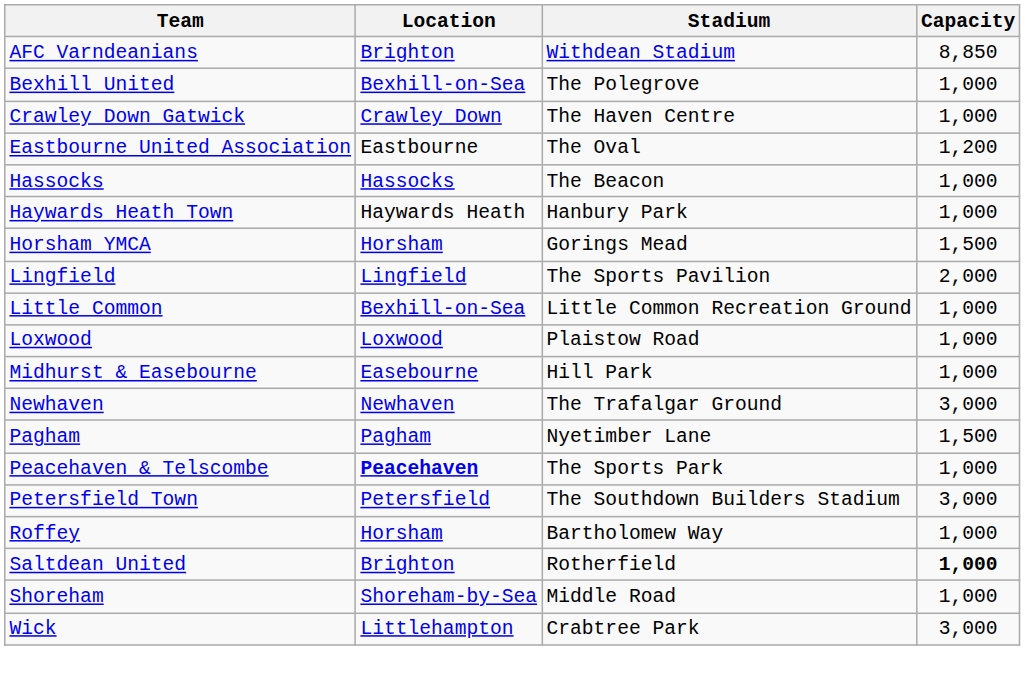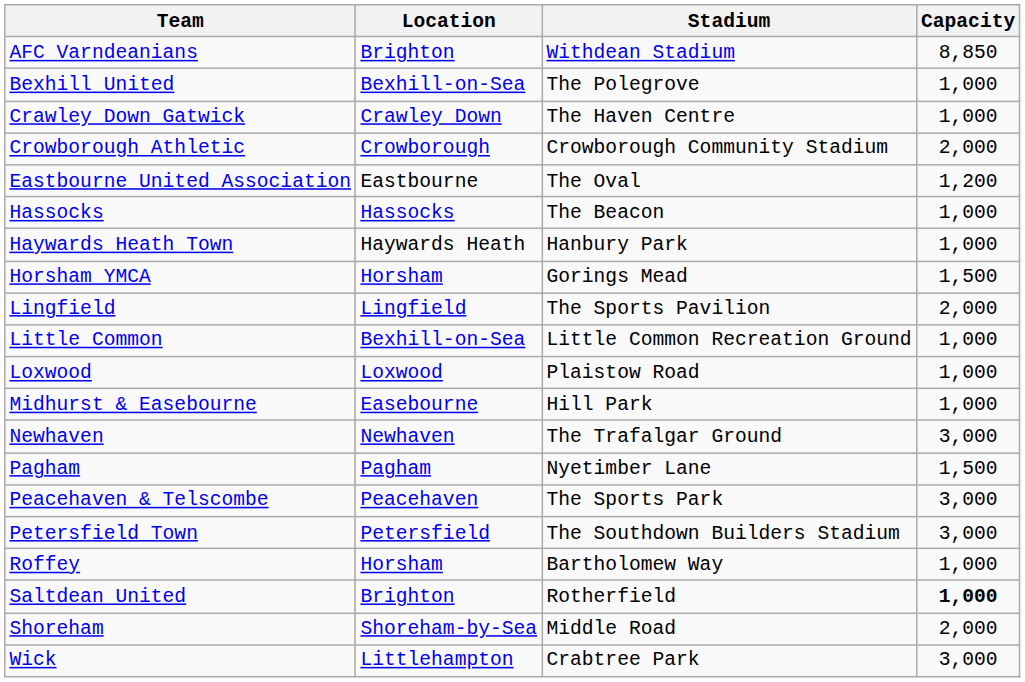+ row: (127, 149)
(419, 469) bold -> (419, 501) normal
(968, 469) 1,000 -> (968, 501) 3,000
(968, 597) 1,000 -> (968, 629) 2,000
